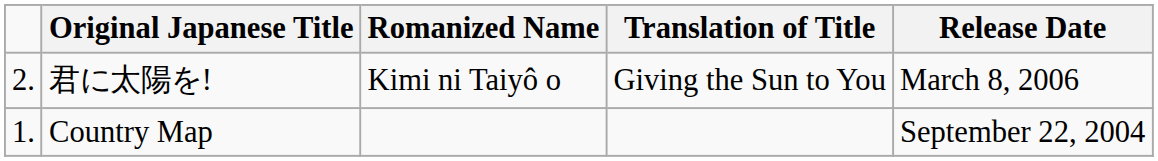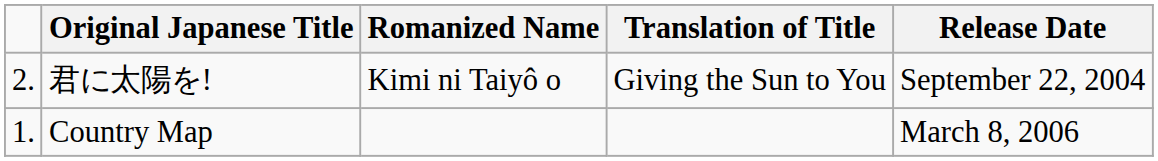(990, 80) March 8, 2006 -> (1023, 80) September 22, 2004
(1023, 131) September 22, 2004 -> (990, 131) March 8, 2006
